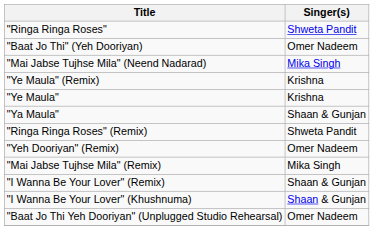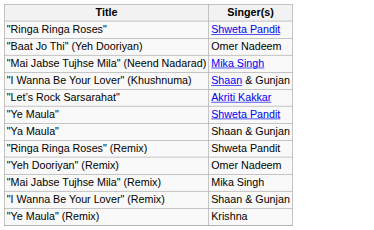rows swapped: (99, 200) <-> (53, 81)
+ row: (63, 98)
(306, 98) Krishna -> (246, 115) Shweta Pandit
- row: (145, 217)
